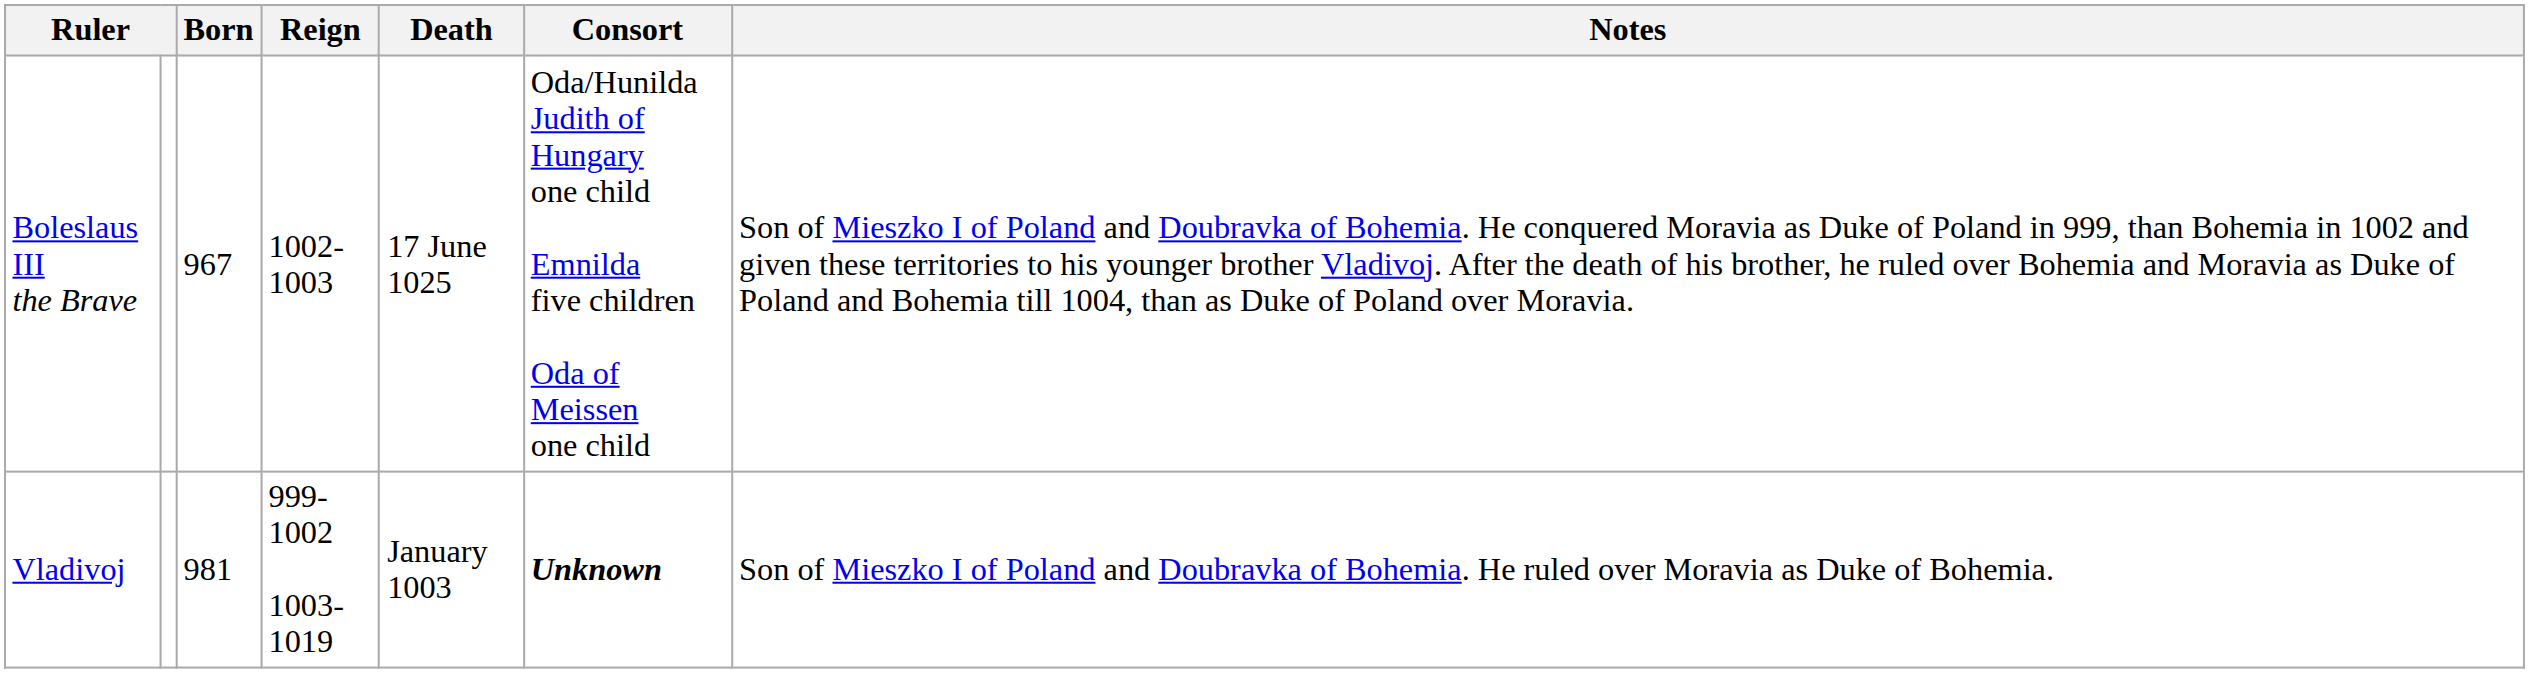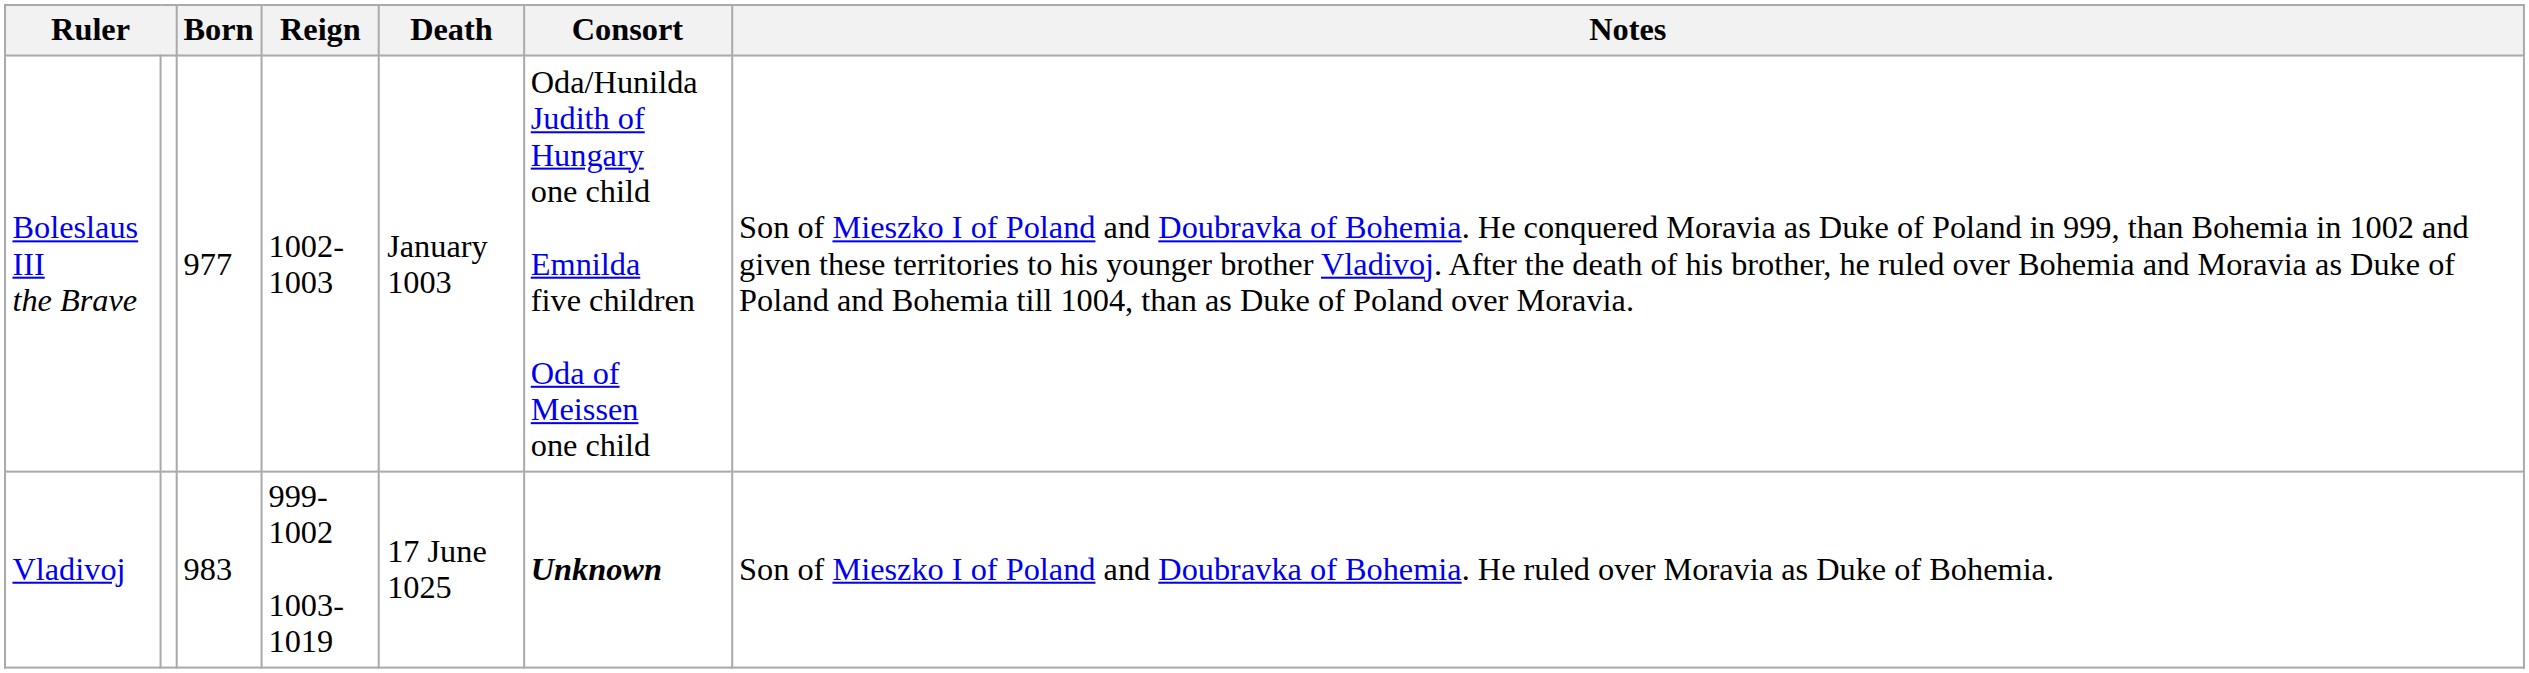(208, 263) 967 -> (208, 263) 977
(437, 263) 17 June 1025 -> (437, 263) January 1003
(208, 568) 981 -> (208, 568) 983
(437, 568) January 1003 -> (437, 568) 17 June 1025
